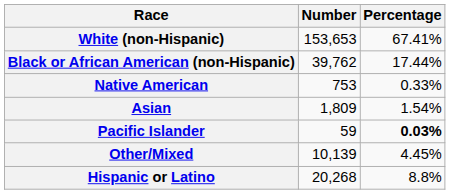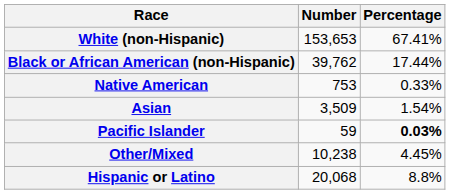(338, 108) 1,809 -> (338, 108) 3,509
(334, 154) 10,139 -> (334, 154) 10,238
(334, 177) 20,268 -> (334, 177) 20,068
